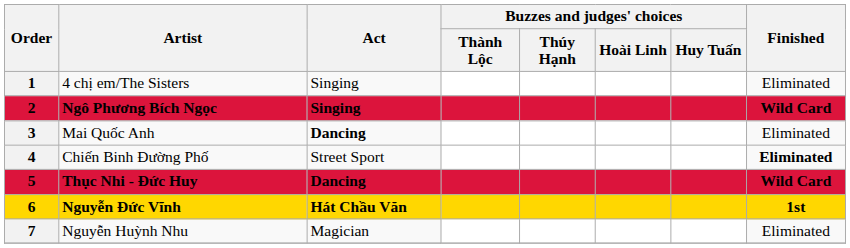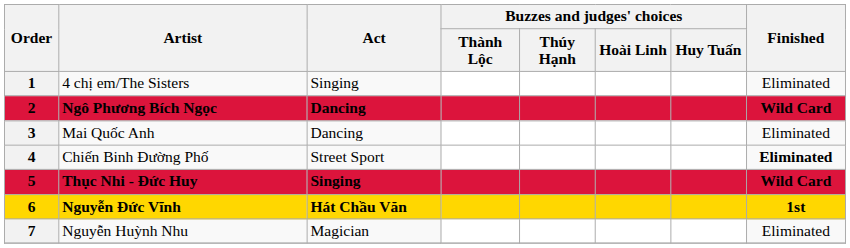(336, 108) Singing -> (338, 108) Dancing
(338, 132) bold -> (337, 132) normal
(338, 181) Dancing -> (336, 181) Singing
